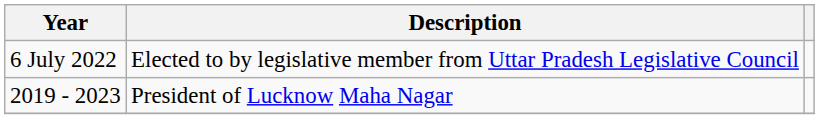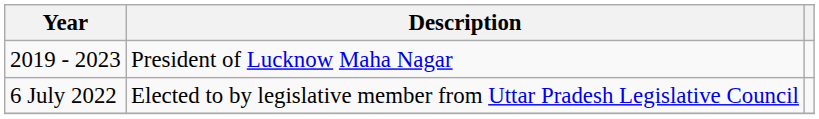rows swapped: (63, 58) <-> (65, 95)
